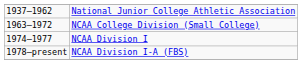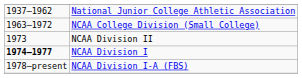+ row: (112, 39)
(29, 39) normal -> (29, 53) bold
